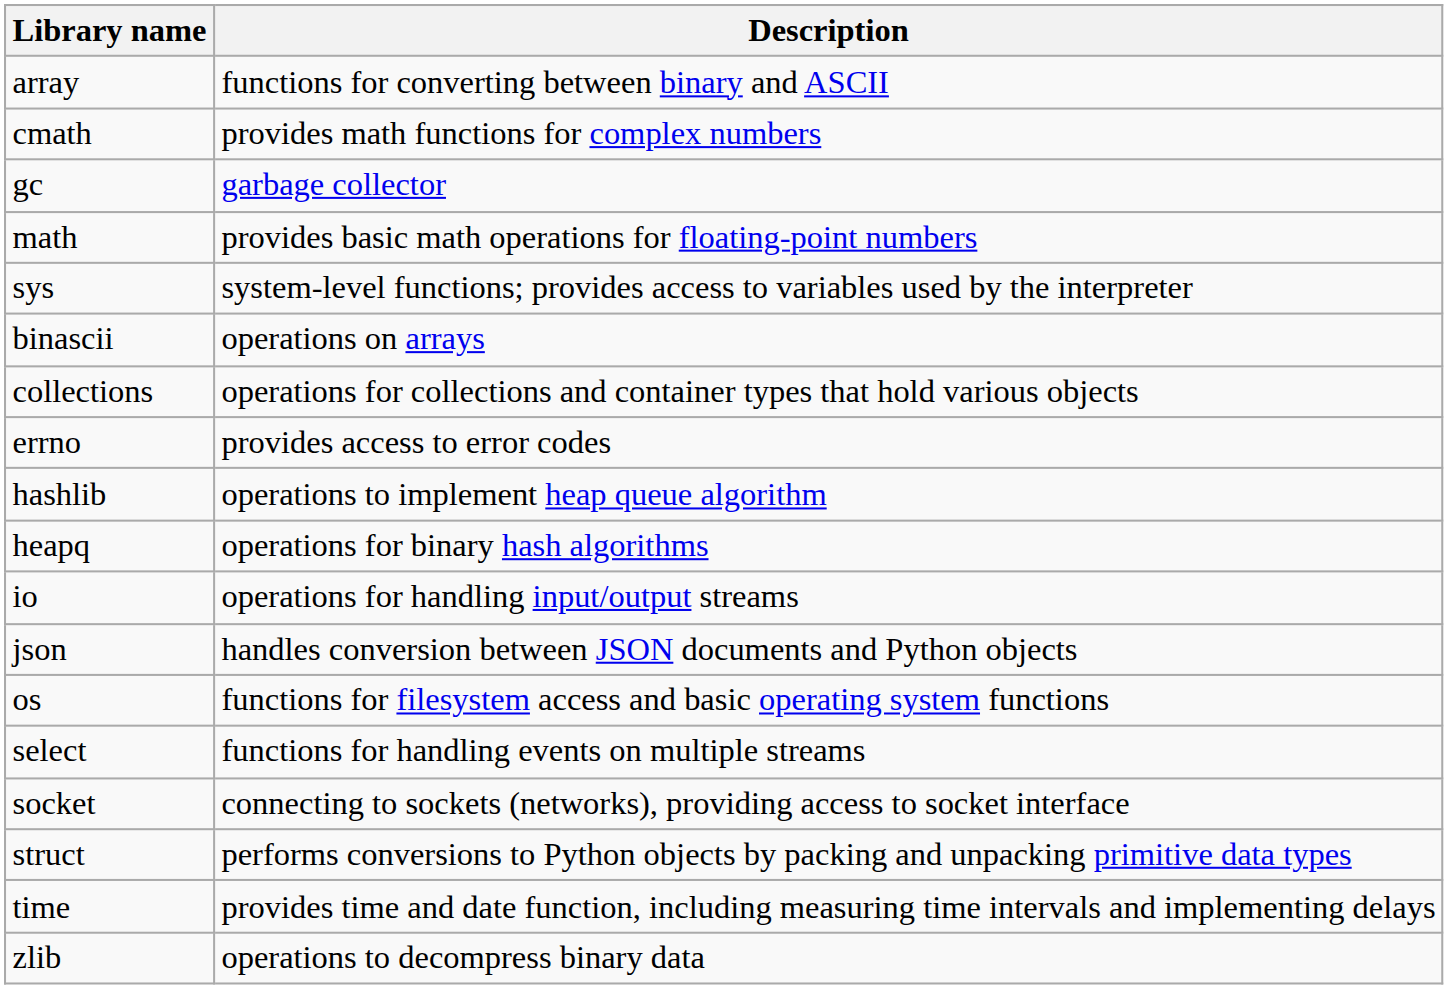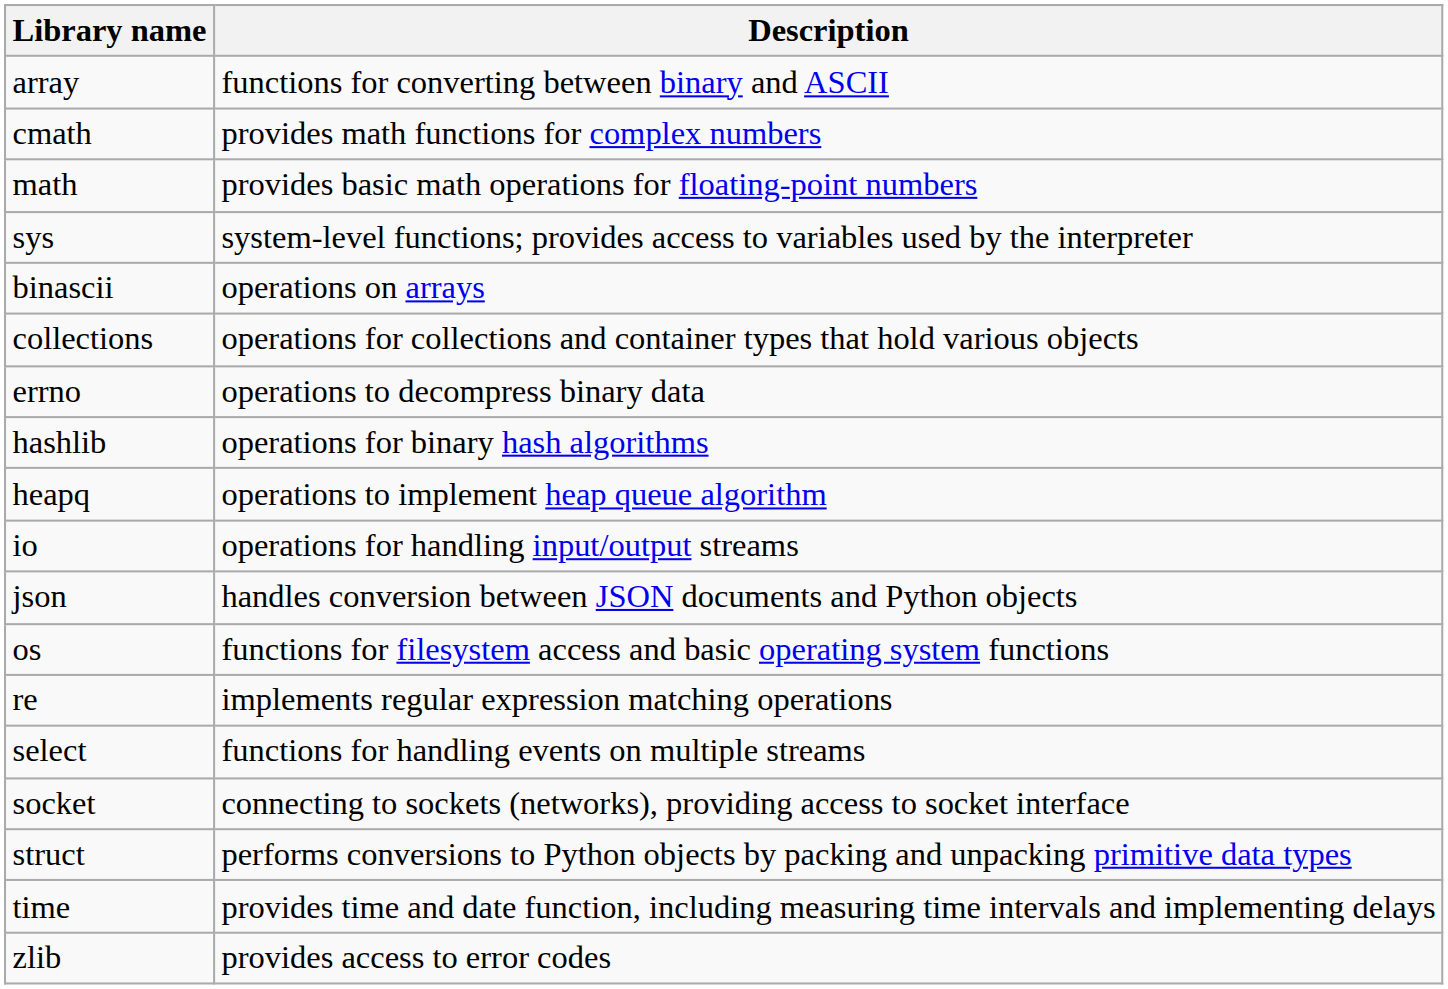- row: (28, 184)
(416, 442) provides access to error codes -> (463, 390) operations to decompress binary data
(524, 493) operations to implement heap queue algorithm -> (465, 442) operations for binary hash algorithms
(465, 545) operations for binary hash algorithms -> (524, 493) operations to implement heap queue algorithm
+ row: (25, 699)
(463, 957) operations to decompress binary data -> (416, 957) provides access to error codes
